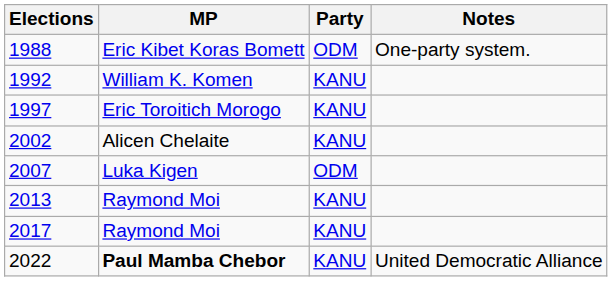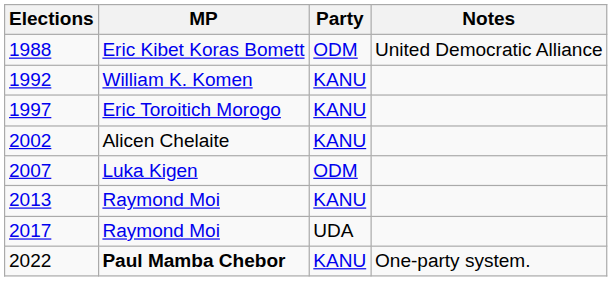(453, 49) One-party system. -> (489, 49) United Democratic Alliance
(340, 230) KANU -> (333, 230) UDA
(489, 261) United Democratic Alliance -> (453, 261) One-party system.
